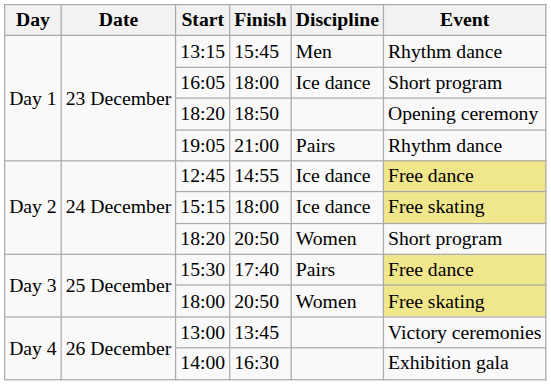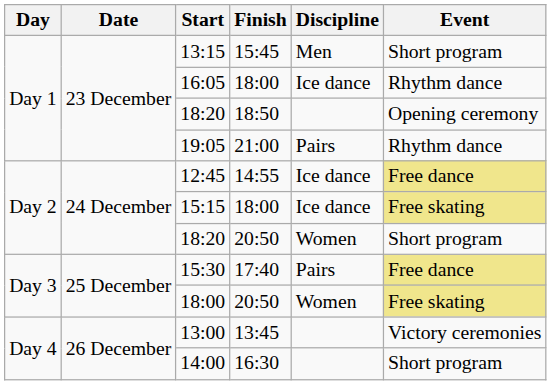(445, 51) Rhythm dance -> (445, 51) Short program
(445, 82) Short program -> (445, 82) Rhythm dance
(448, 363) Exhibition gala -> (445, 363) Short program
